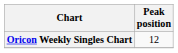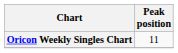(154, 39) 12 -> (154, 39) 11
